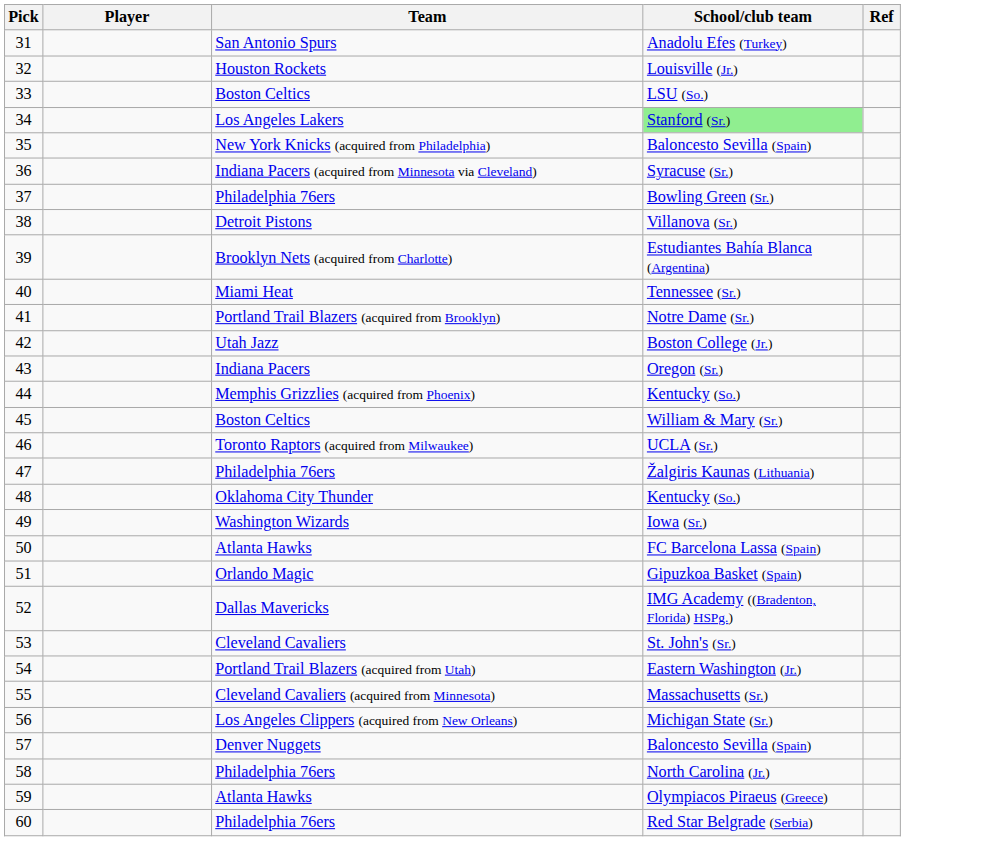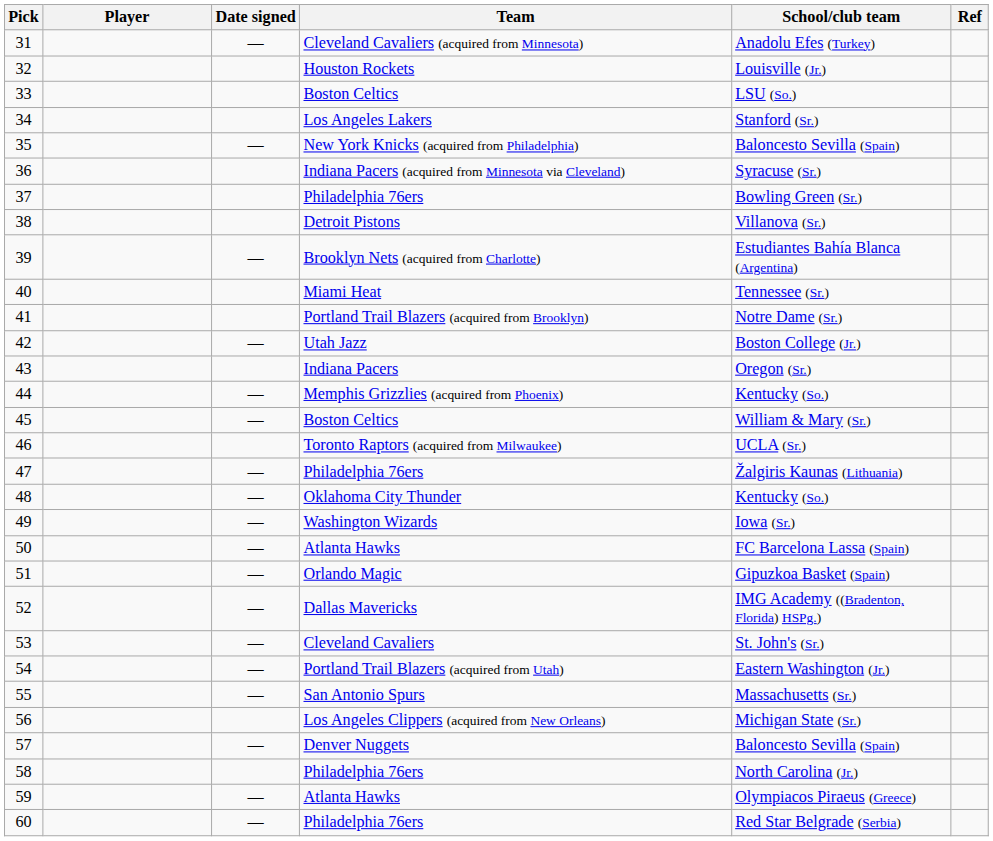+ column: (256, 17)
(276, 42) San Antonio Spurs -> (443, 42) Cleveland Cavaliers (acquired from Minnesota)
(689, 119) lightgreen background -> (777, 119) no background
(355, 694) Cleveland Cavaliers (acquired from Minnesota) -> (364, 694) San Antonio Spurs
